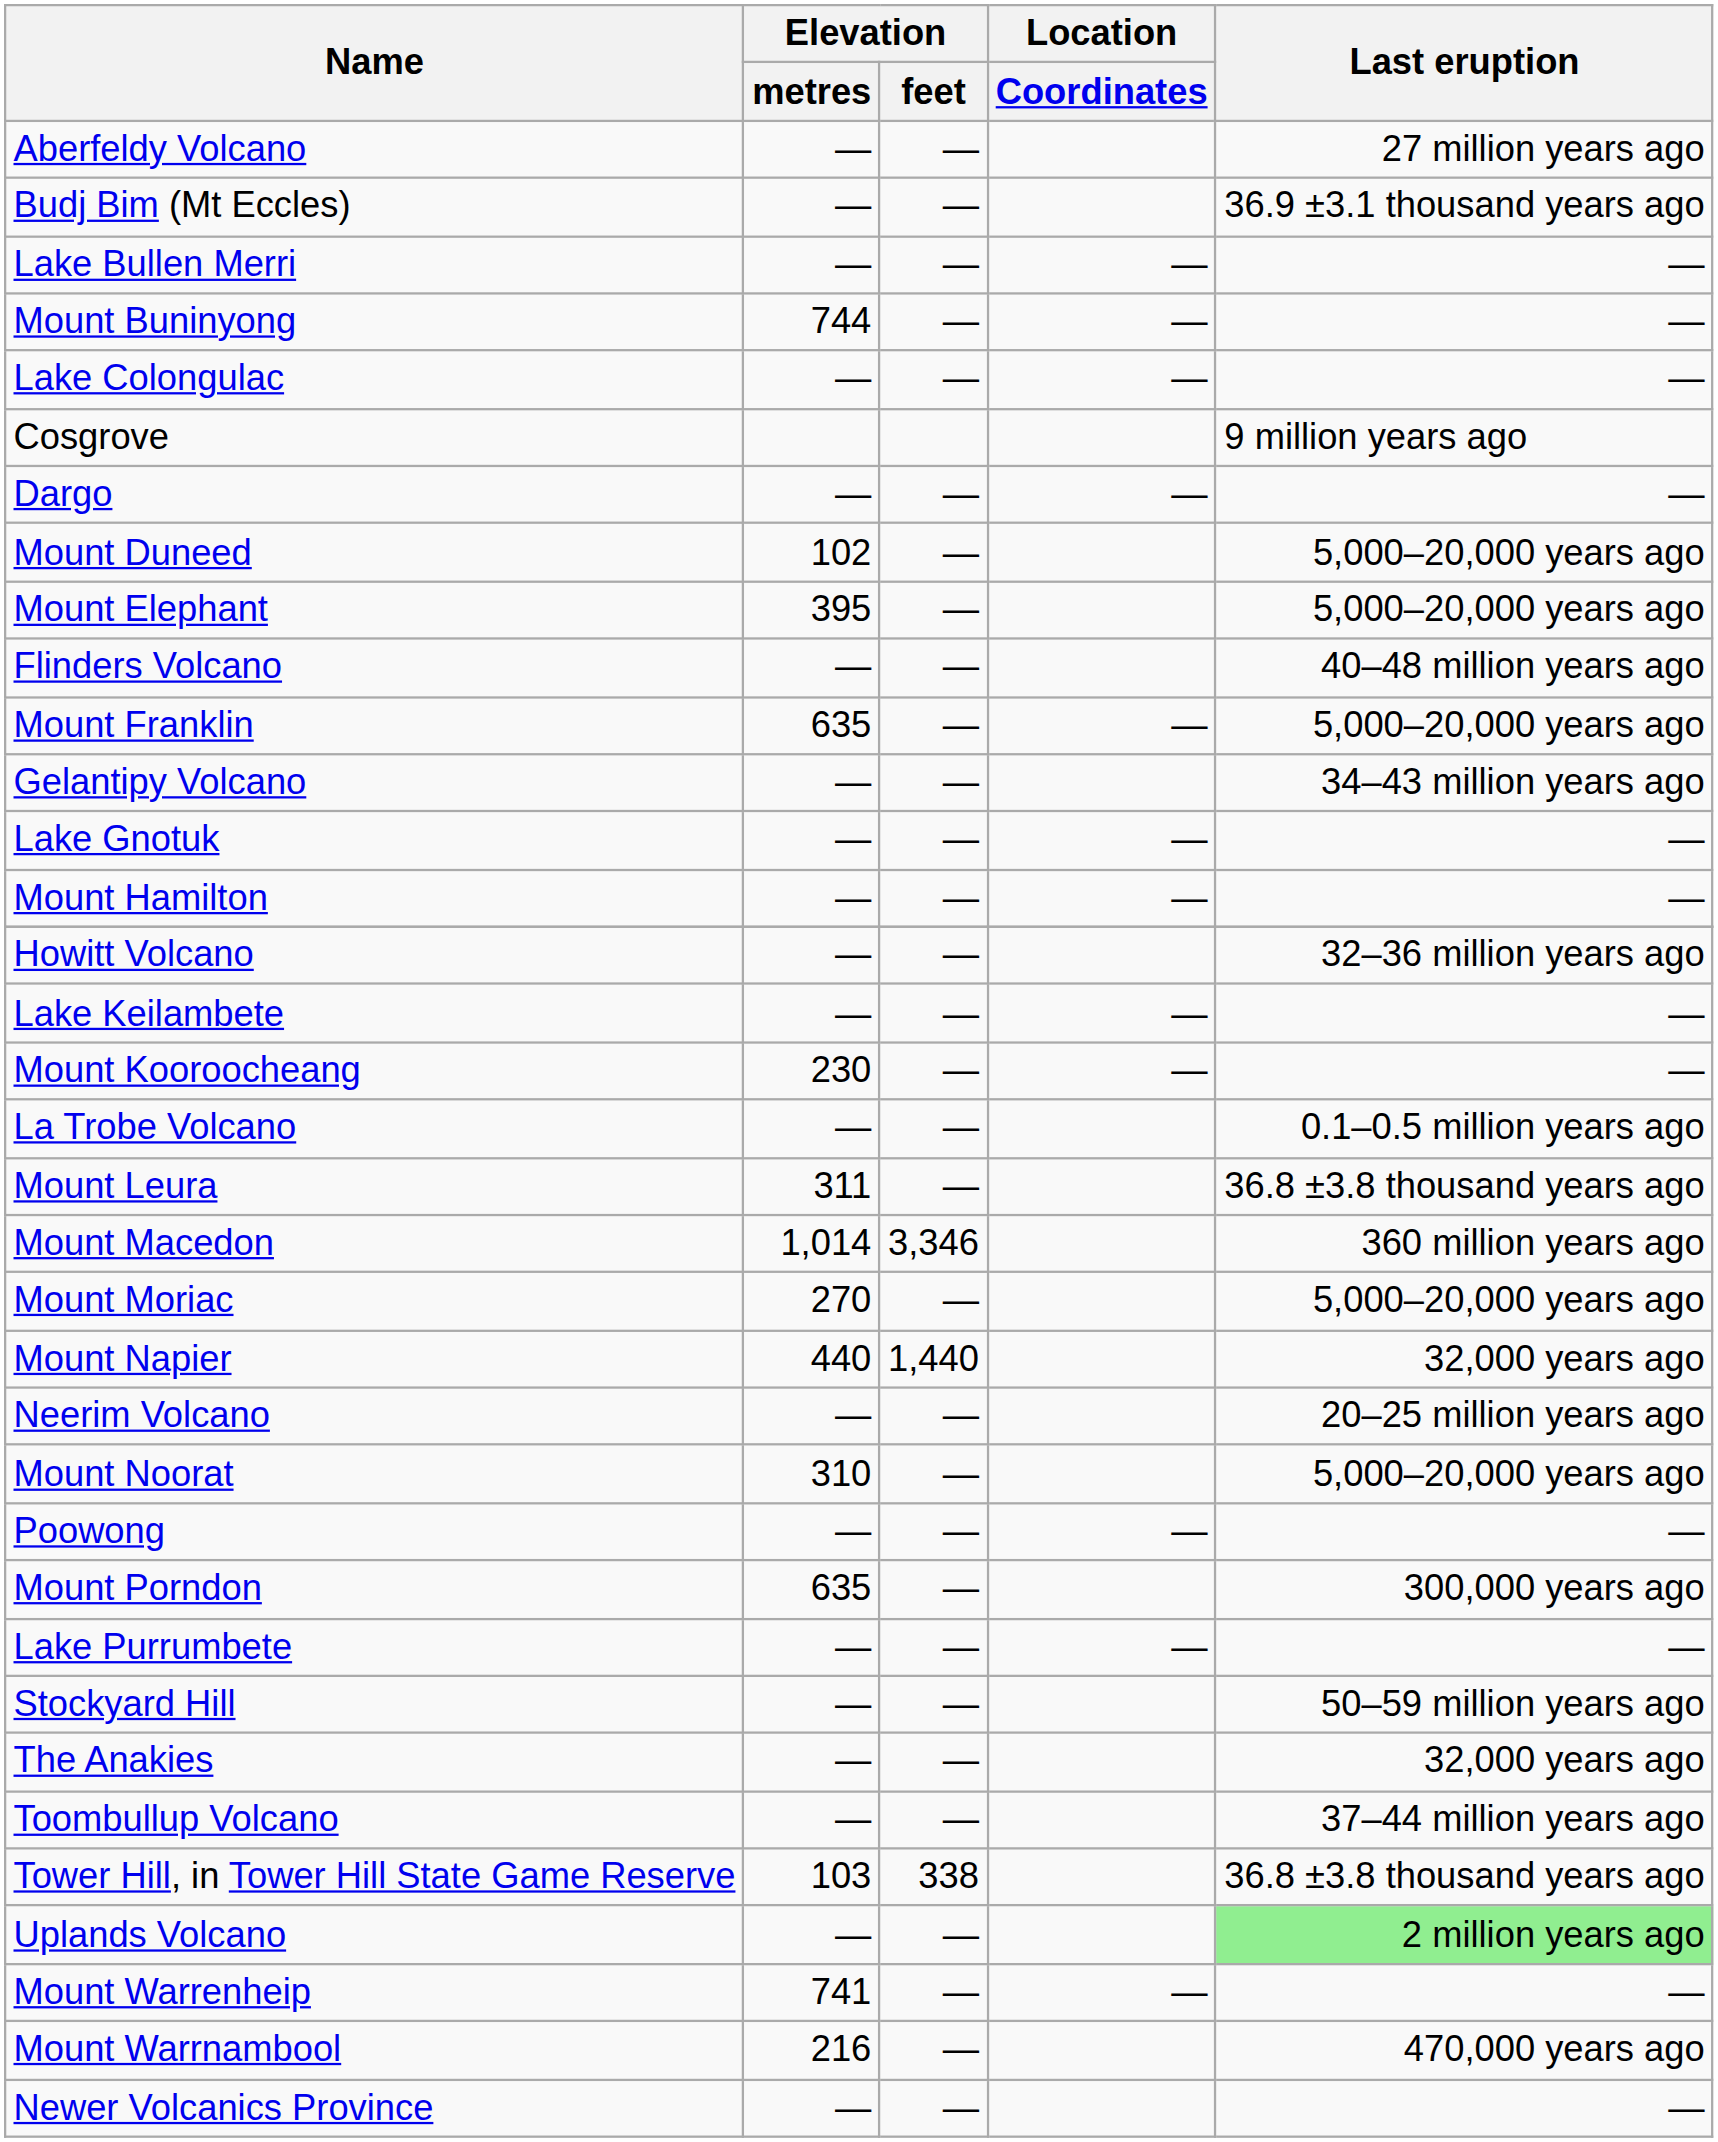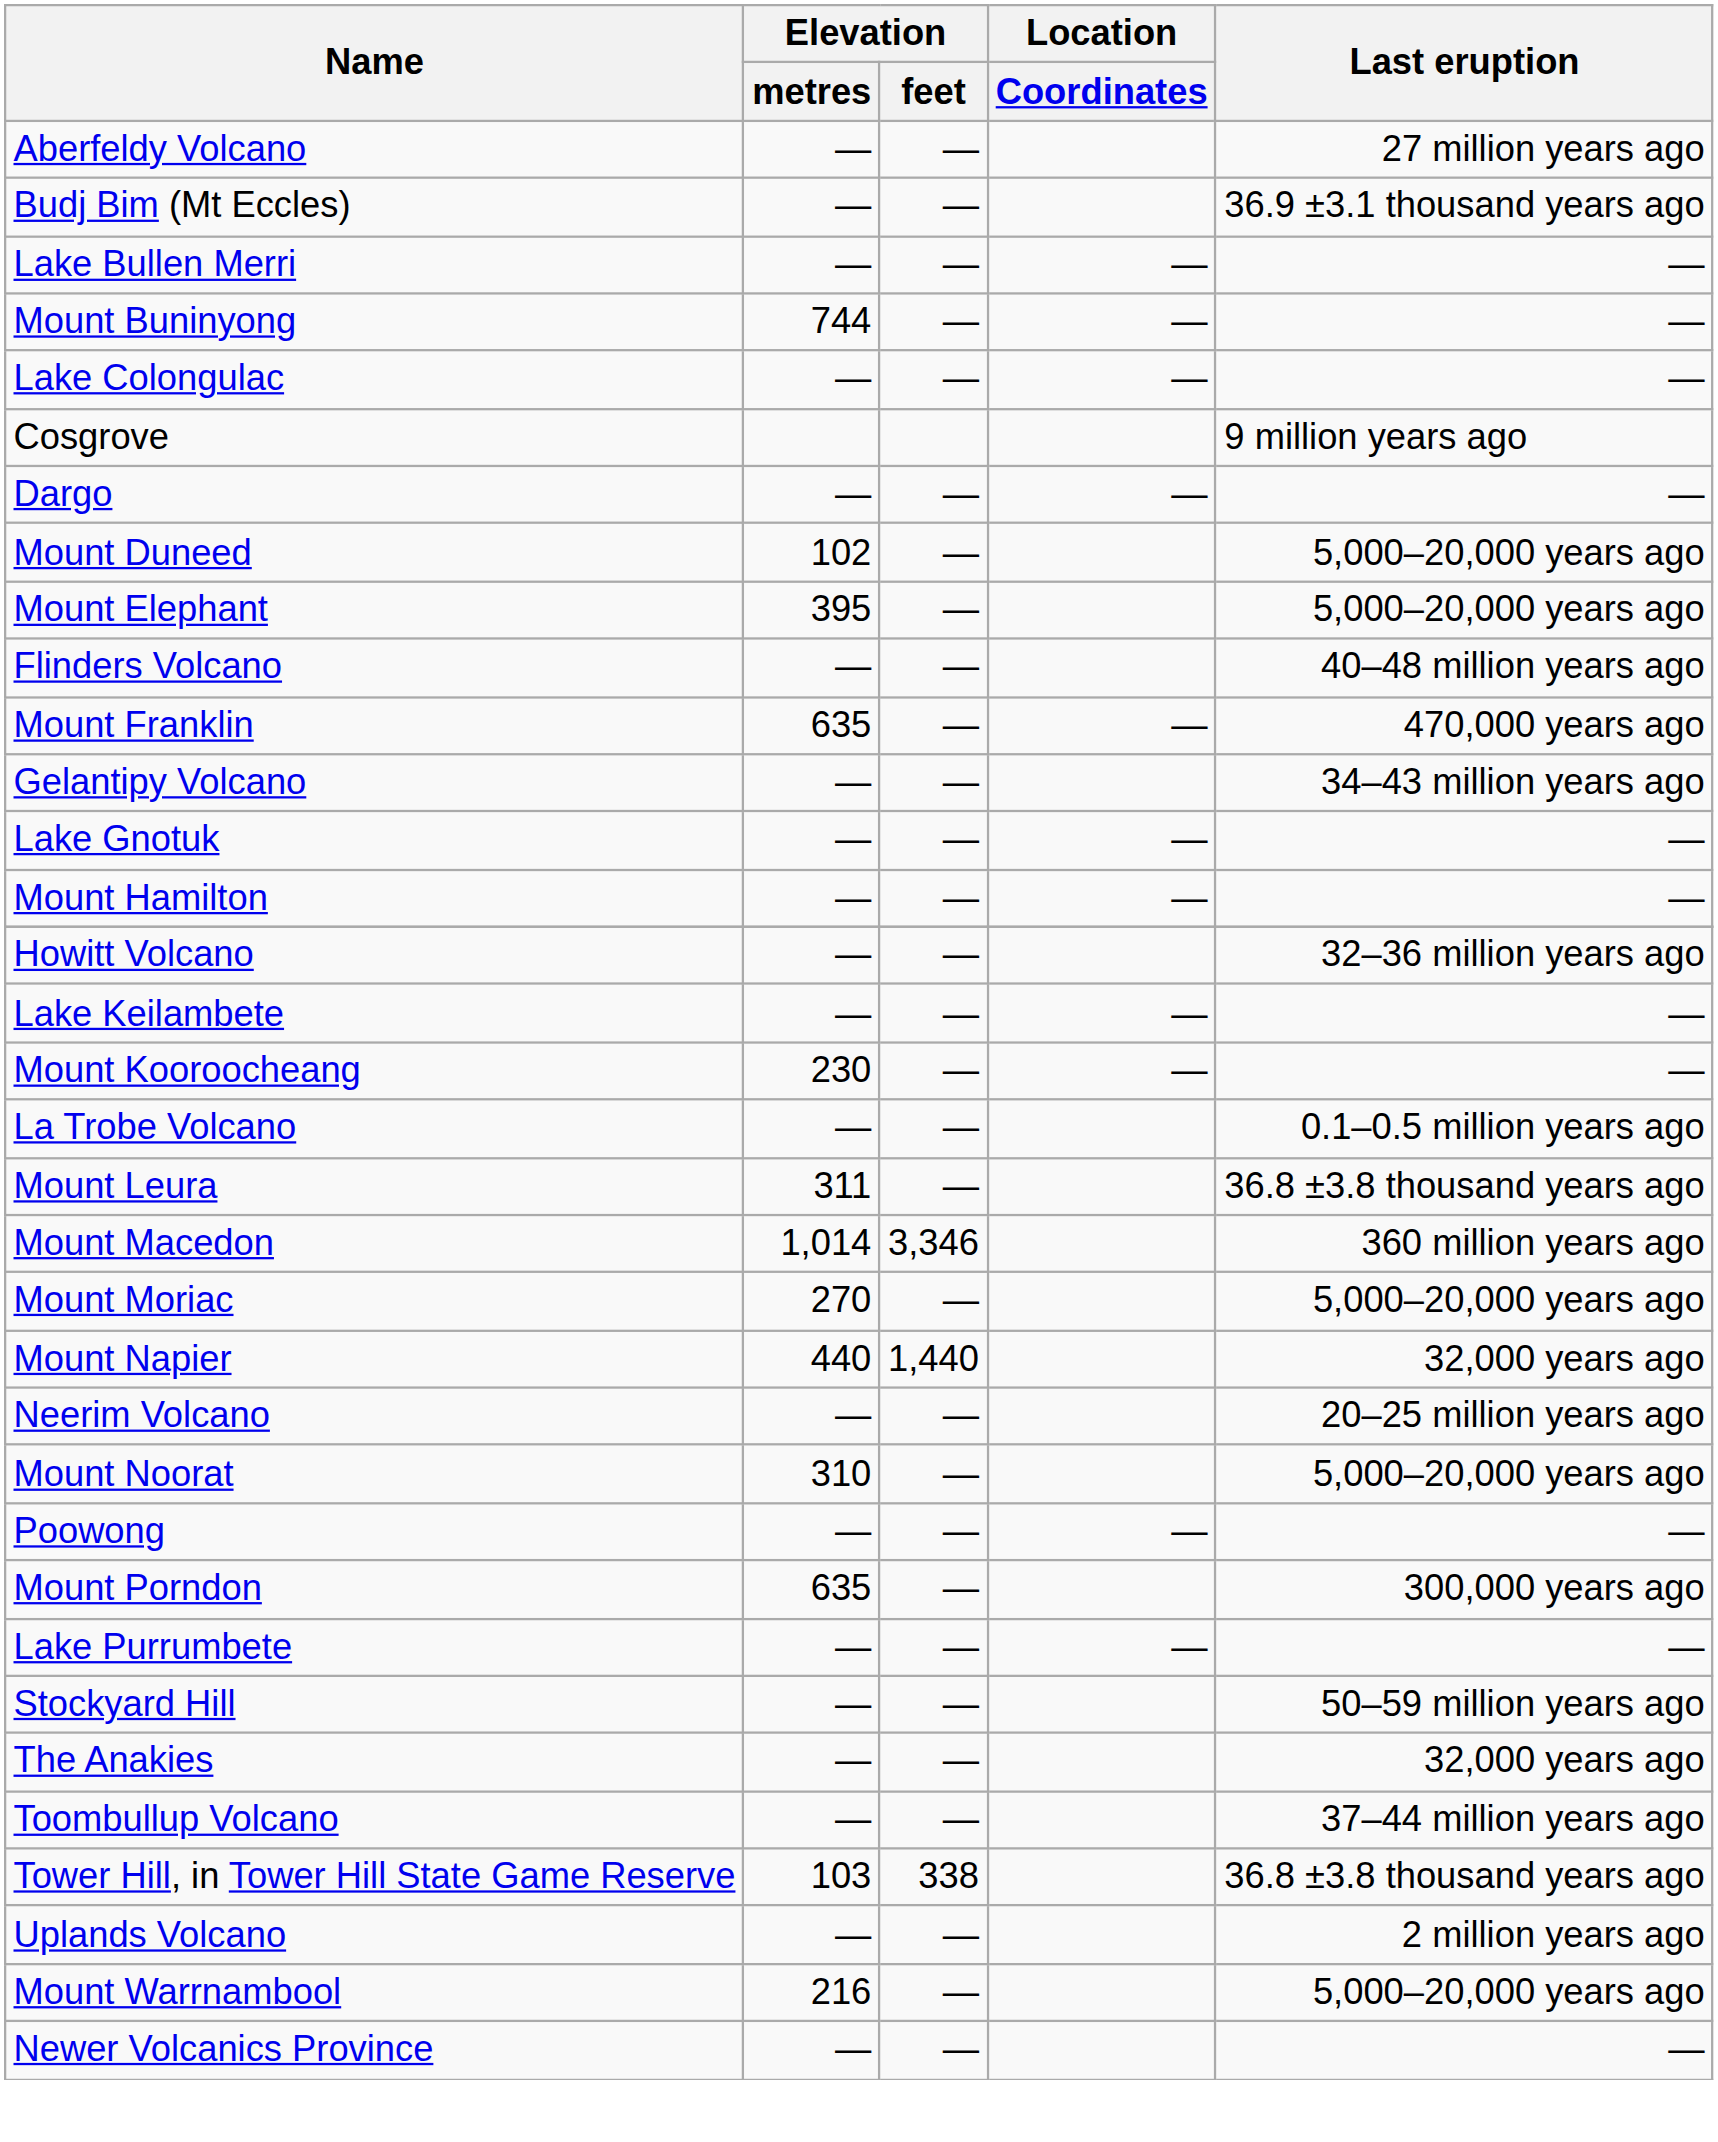(1509, 724) 5,000–20,000 years ago -> (1554, 724) 470,000 years ago
(1553, 1934) lightgreen background -> (1553, 1934) no background
- row: (162, 1991)
(1554, 2049) 470,000 years ago -> (1509, 1991) 5,000–20,000 years ago
